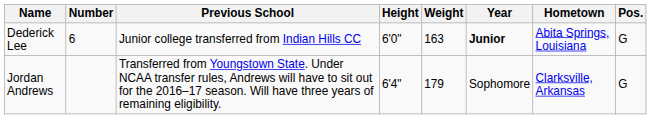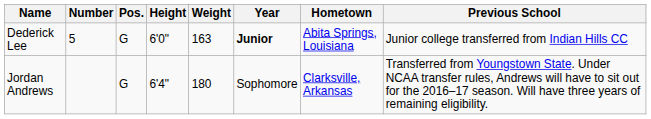columns swapped: (631, 13) <-> (248, 13)
(72, 39) 6 -> (72, 39) 5
(434, 84) 179 -> (202, 84) 180
